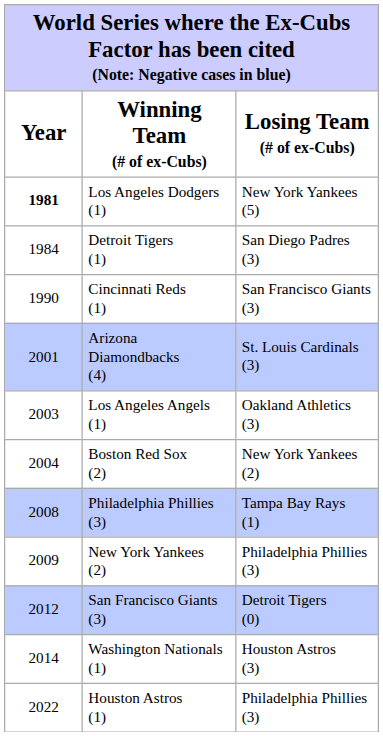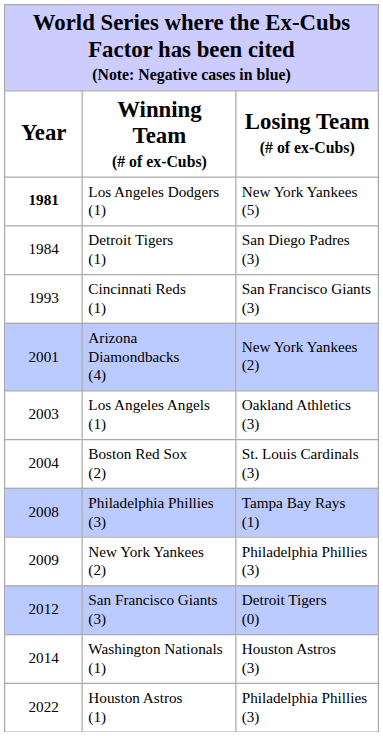(44, 298) 1990 -> (44, 298) 1993
(300, 356) St. Louis Cardinals (3) -> (300, 356) New York Yankees (2)
(300, 463) New York Yankees (2) -> (300, 463) St. Louis Cardinals (3)
